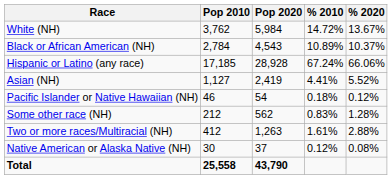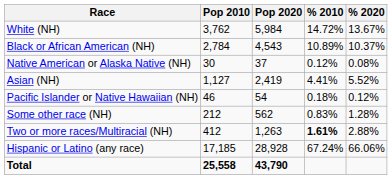rows swapped: (99, 149) <-> (75, 64)
(322, 132) normal -> (322, 132) bold
